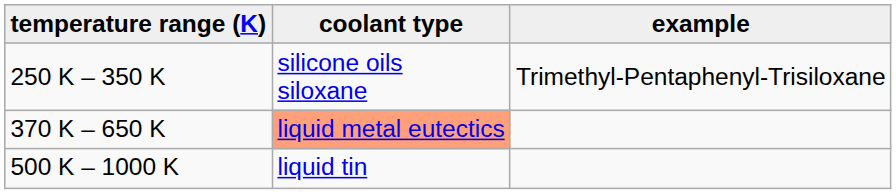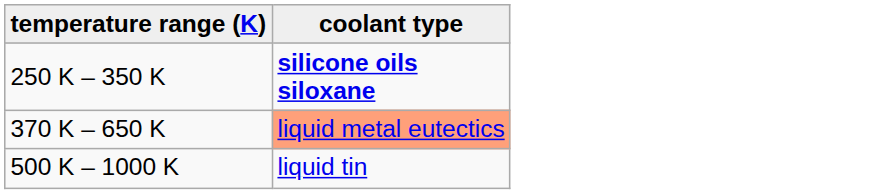- column: (701, 23)
(340, 76) normal -> (348, 76) bold
